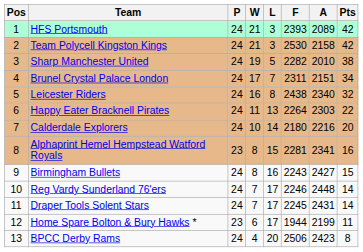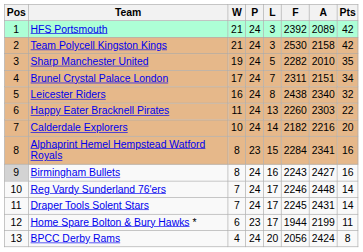columns swapped: (237, 12) <-> (255, 12)
(295, 29) 2393 -> (295, 29) 2392
(348, 62) 38 -> (348, 62) 35
(295, 111) 2264 -> (295, 111) 2260
(295, 128) 2180 -> (295, 128) 2182
(295, 150) 2281 -> (295, 150) 2284
(16, 172) no background -> (16, 172) lightgrey background
(348, 172) 15 -> (348, 172) 16
(295, 238) 2506 -> (295, 238) 2056
(323, 238) 2423 -> (323, 238) 2424
